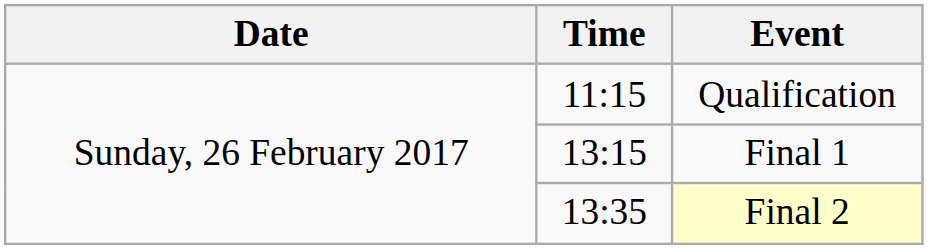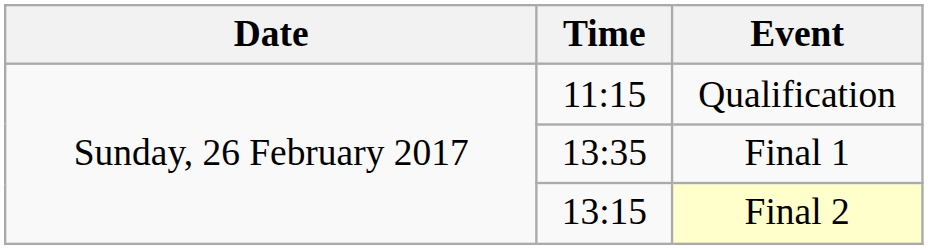(604, 152) 13:15 -> (604, 152) 13:35
(604, 212) 13:35 -> (604, 212) 13:15
